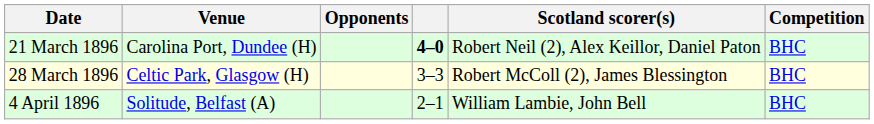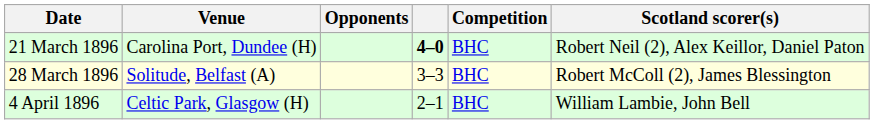columns swapped: (817, 18) <-> (606, 18)
(218, 75) Celtic Park, Glasgow (H) -> (201, 75) Solitude, Belfast (A)
(201, 103) Solitude, Belfast (A) -> (218, 103) Celtic Park, Glasgow (H)
